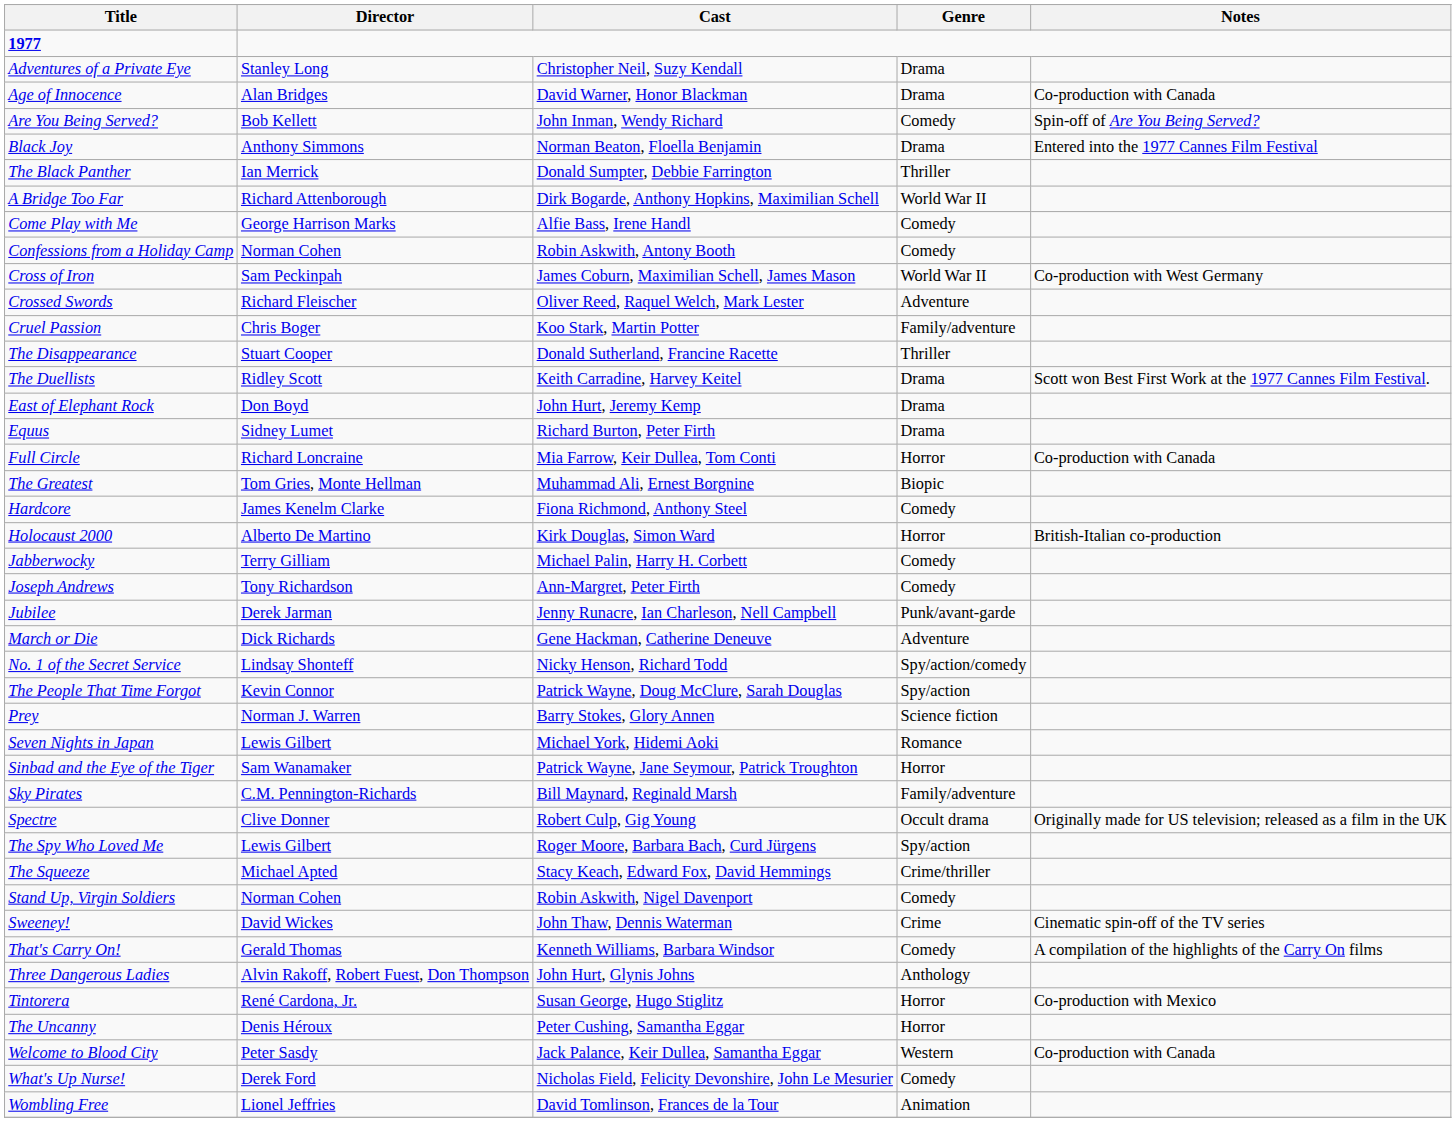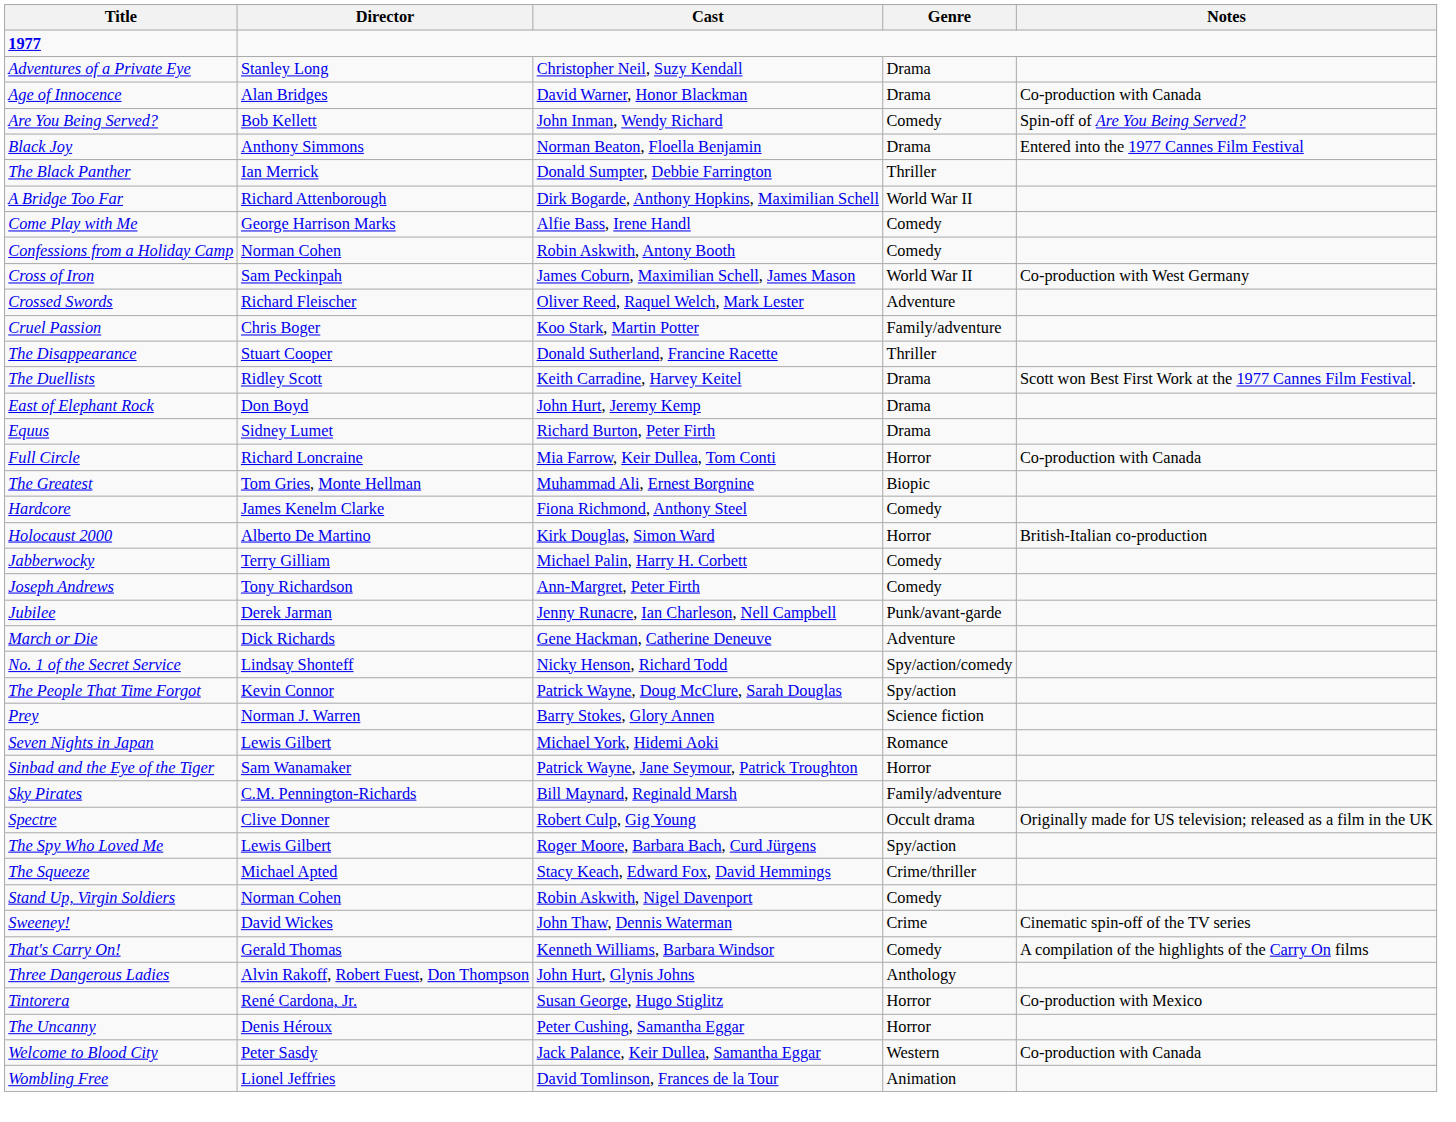- row: (67, 1078)
